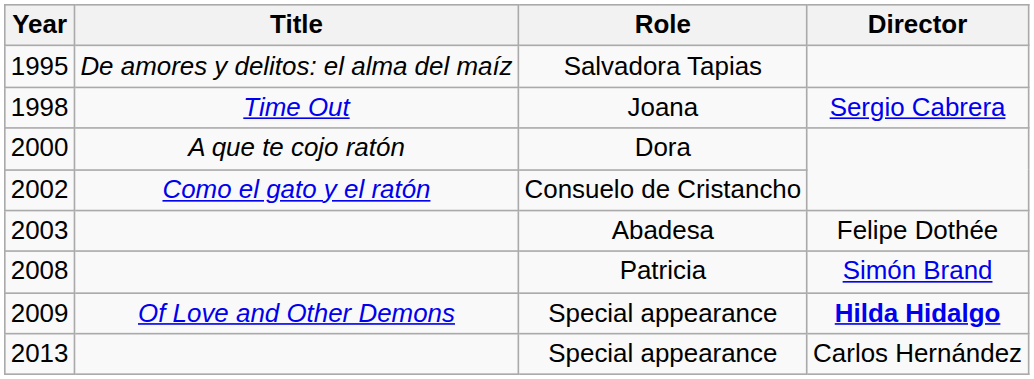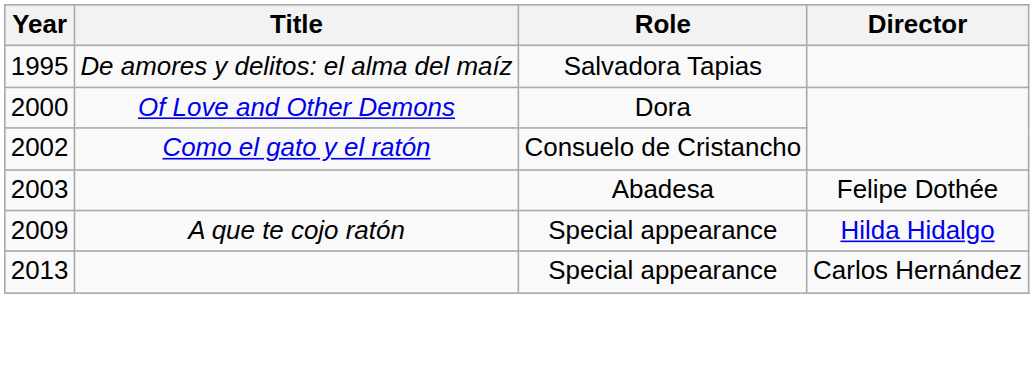- row: (40, 107)
(296, 148) A que te cojo ratón -> (296, 107) Of Love and Other Demons
- row: (40, 271)
(296, 312) Of Love and Other Demons -> (296, 230) A que te cojo ratón
(918, 312) bold -> (918, 230) normal
